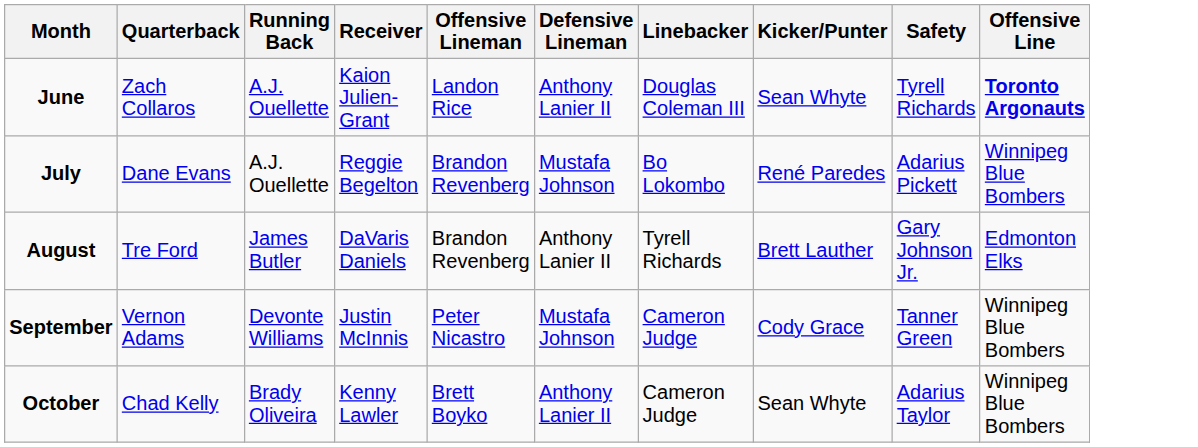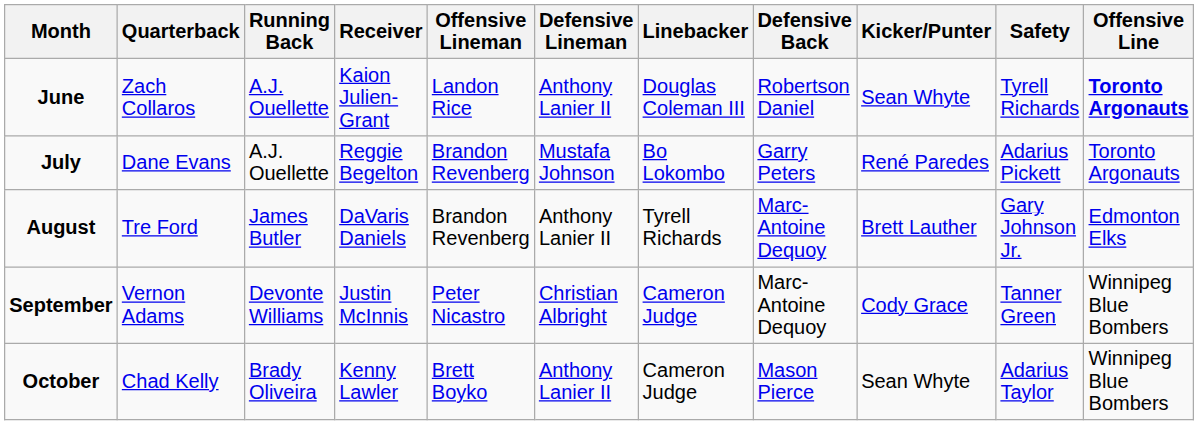+ column: (805, 31)
(1027, 173) Winnipeg Blue Bombers -> (1134, 162) Toronto Argonauts
(577, 327) Mustafa Johnson -> (578, 304) Christian Albright
